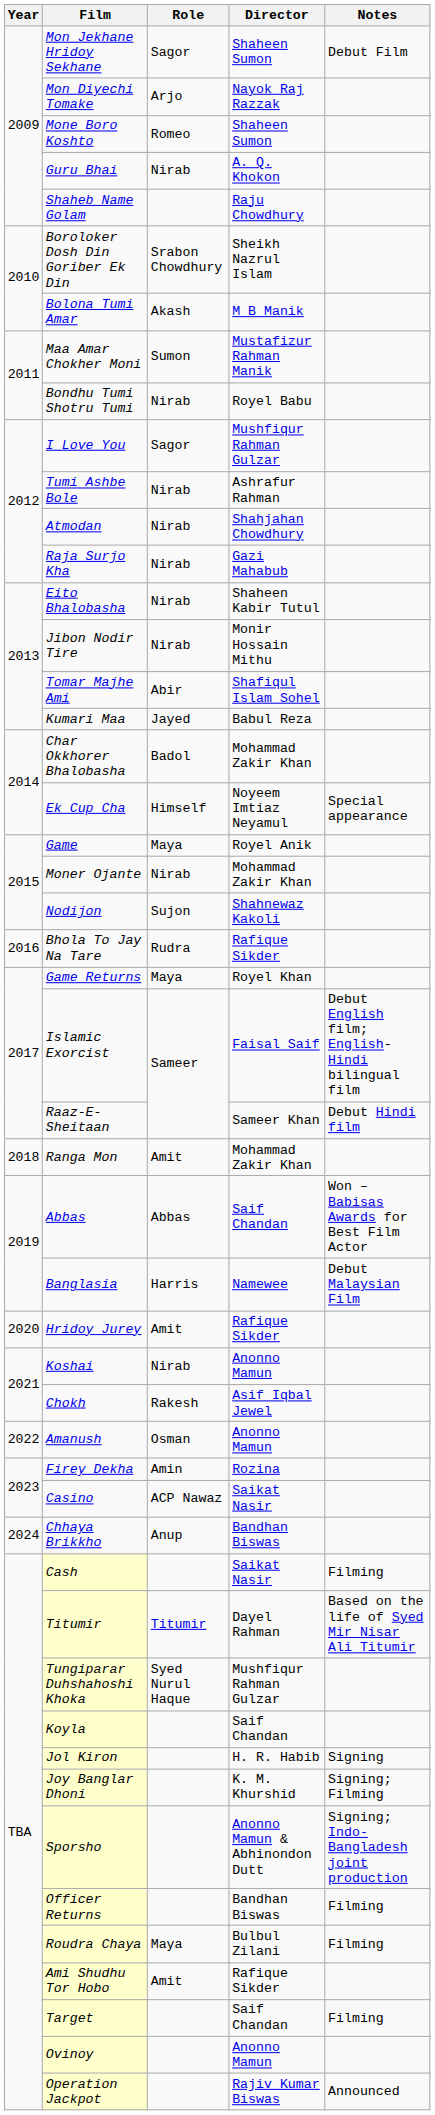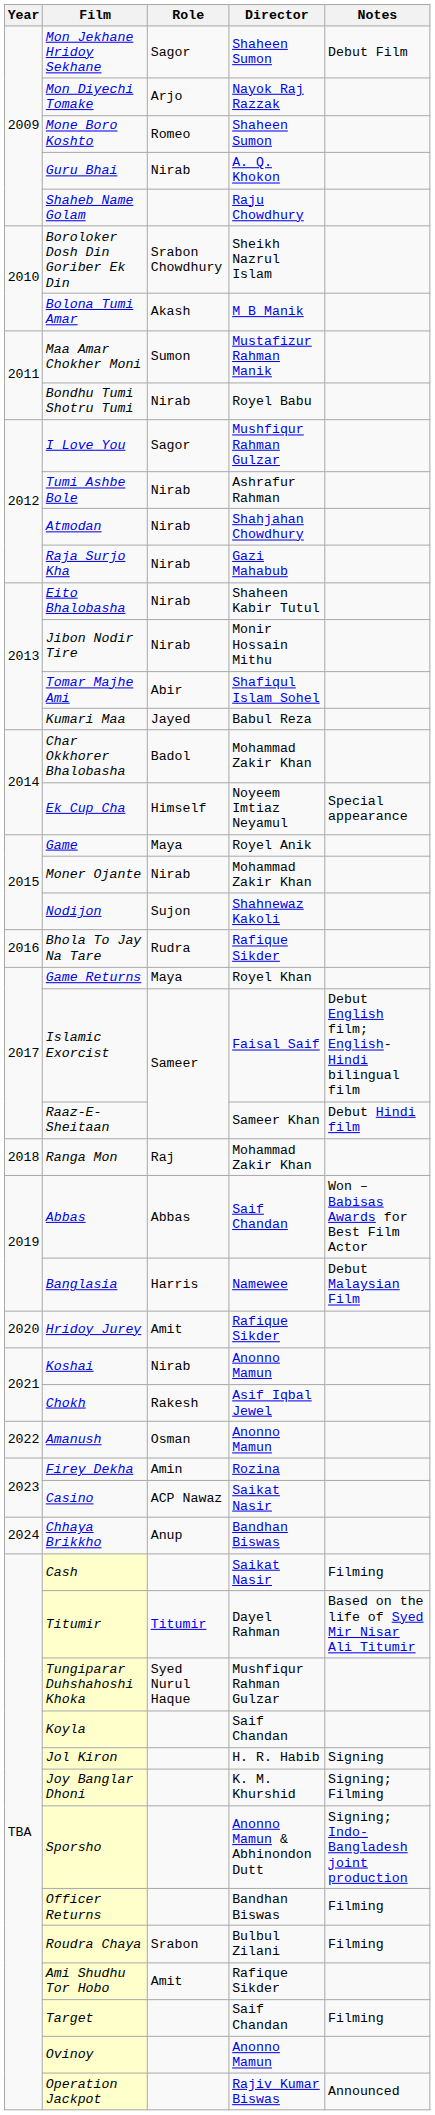(167, 1157) Amit -> (163, 1157) Raj
(167, 1944) Maya -> (175, 1944) Srabon
